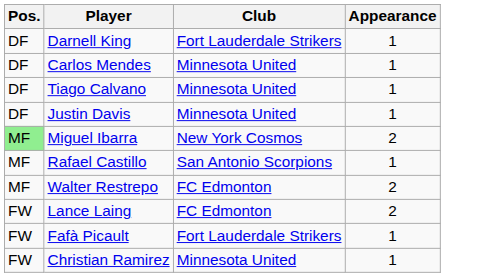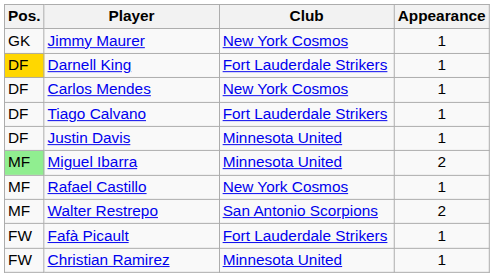+ row: (96, 41)
(18, 41) no background -> (18, 65) gold background
(236, 65) Minnesota United -> (285, 89) New York Cosmos
(236, 89) Minnesota United -> (305, 114) Fort Lauderdale Strikers
(239, 138) New York Cosmos -> (282, 162) Minnesota United
(254, 162) San Antonio Scorpions -> (285, 187) New York Cosmos
(224, 187) FC Edmonton -> (300, 211) San Antonio Scorpions
- row: (89, 211)
